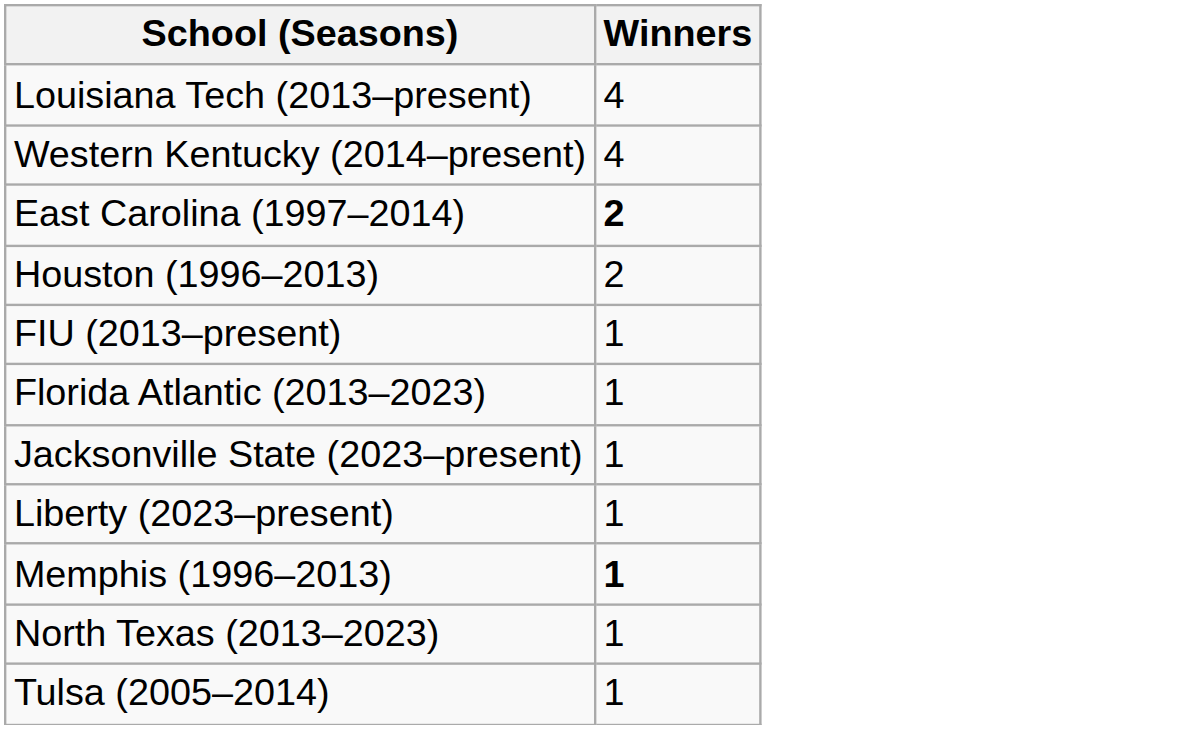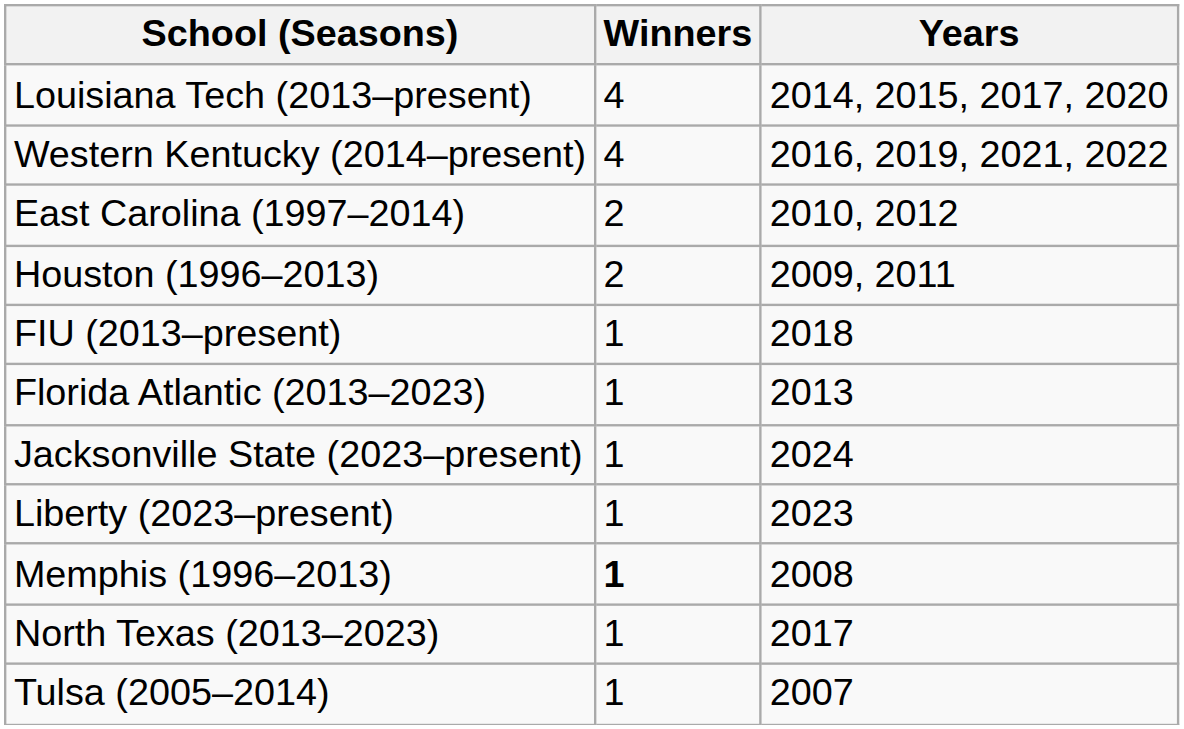+ column: (969, 34)
(614, 214) bold -> (614, 214) normal
